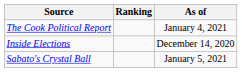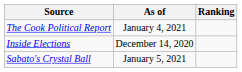columns swapped: (134, 12) <-> (196, 12)
